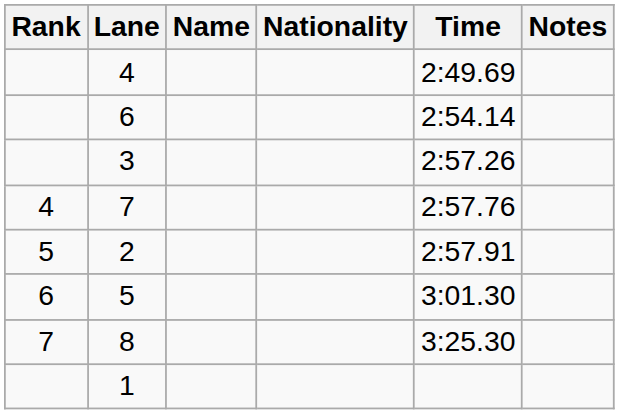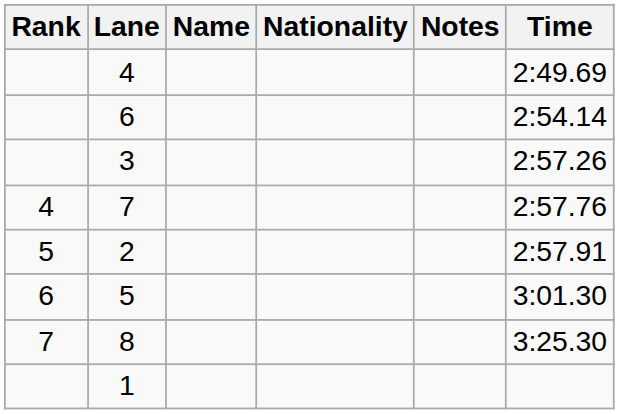columns swapped: (468, 26) <-> (568, 26)
